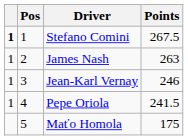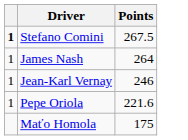- column: (30, 15)
(170, 59) 263 -> (144, 59) 264
(165, 102) 241.5 -> (139, 102) 221.6
